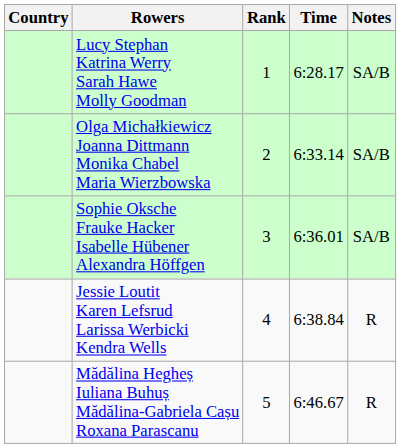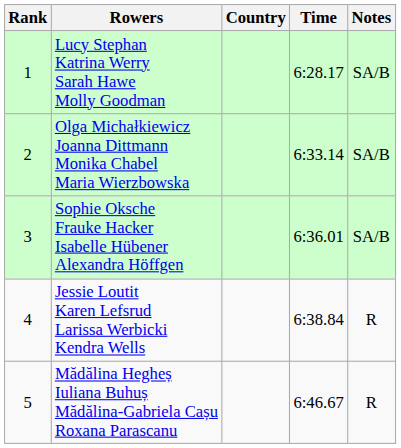columns swapped: (266, 17) <-> (38, 17)
